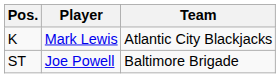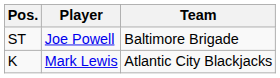rows swapped: (13, 38) <-> (17, 61)
